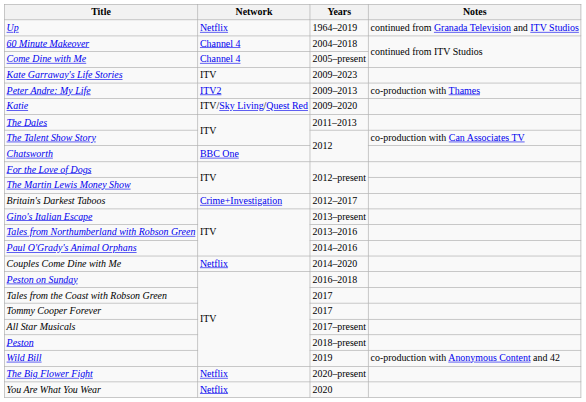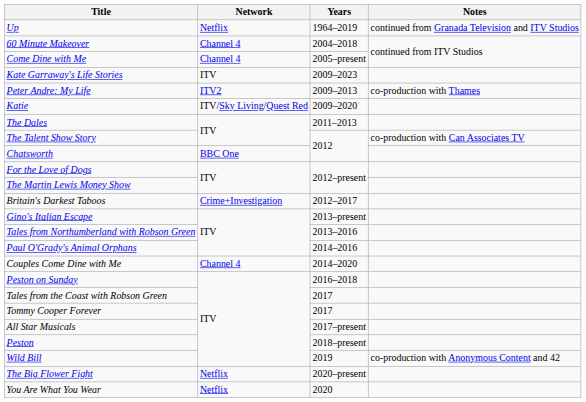(214, 264) Netflix -> (220, 264) Channel 4
